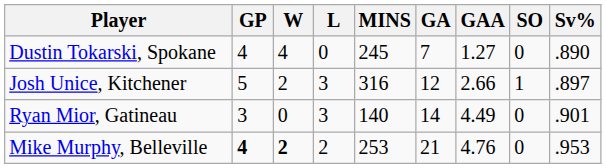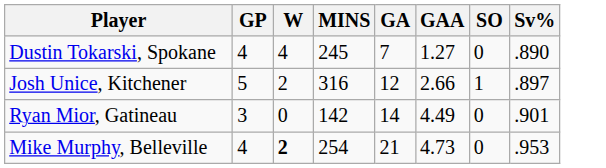- column: (334, 20)
(374, 115) 140 -> (333, 115) 142
(242, 147) bold -> (242, 147) normal
(374, 147) 253 -> (333, 147) 254
(478, 147) 4.76 -> (438, 147) 4.73
